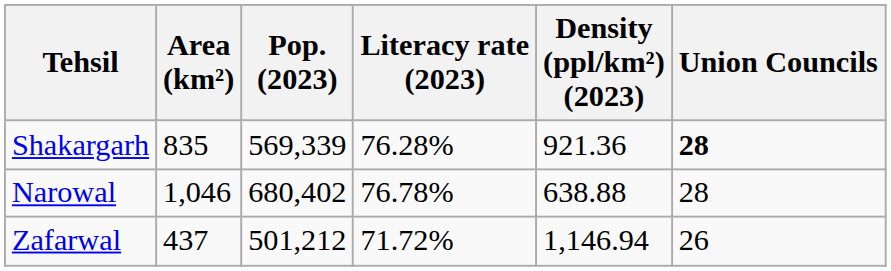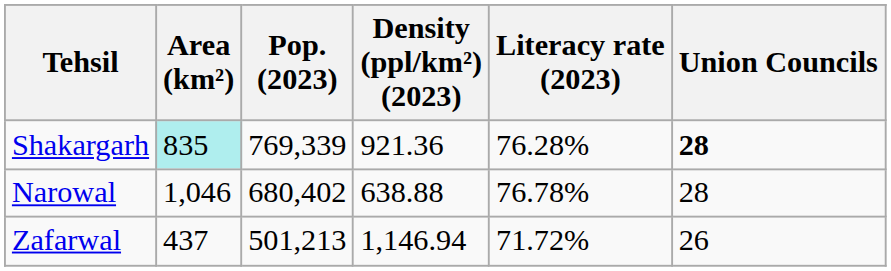columns swapped: (604, 62) <-> (445, 62)
(186, 144) no background -> (186, 144) paleturquoise background
(297, 144) 569,339 -> (297, 144) 769,339
(297, 240) 501,212 -> (297, 240) 501,213
